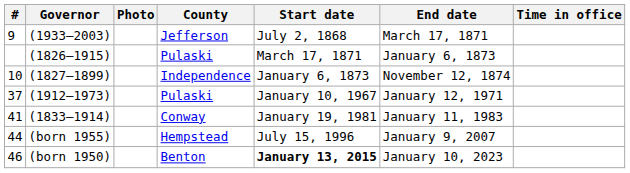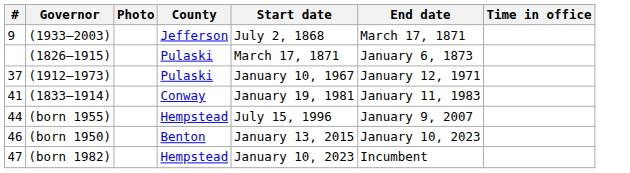- row: (15, 76)
(317, 157) bold -> (294, 137) normal
+ row: (15, 157)
